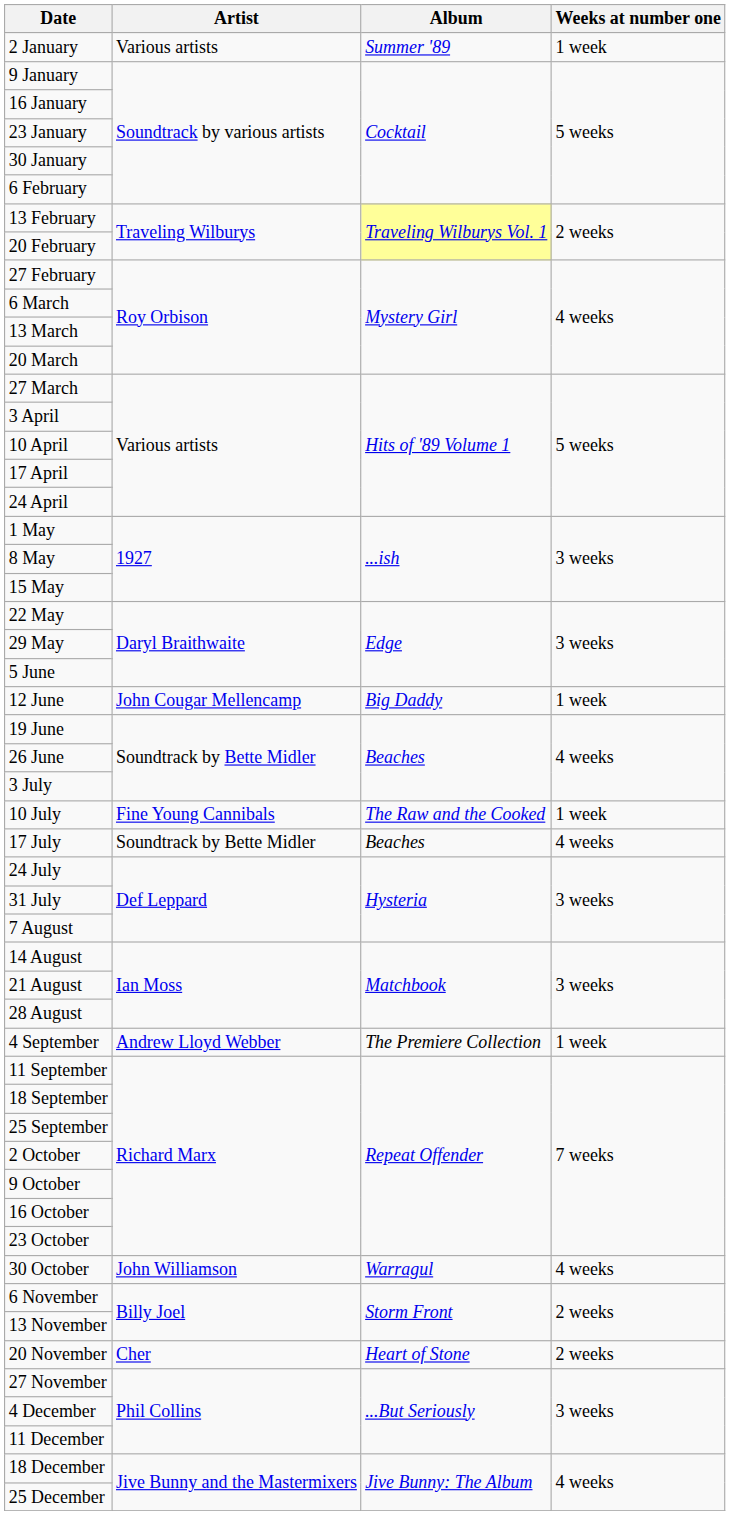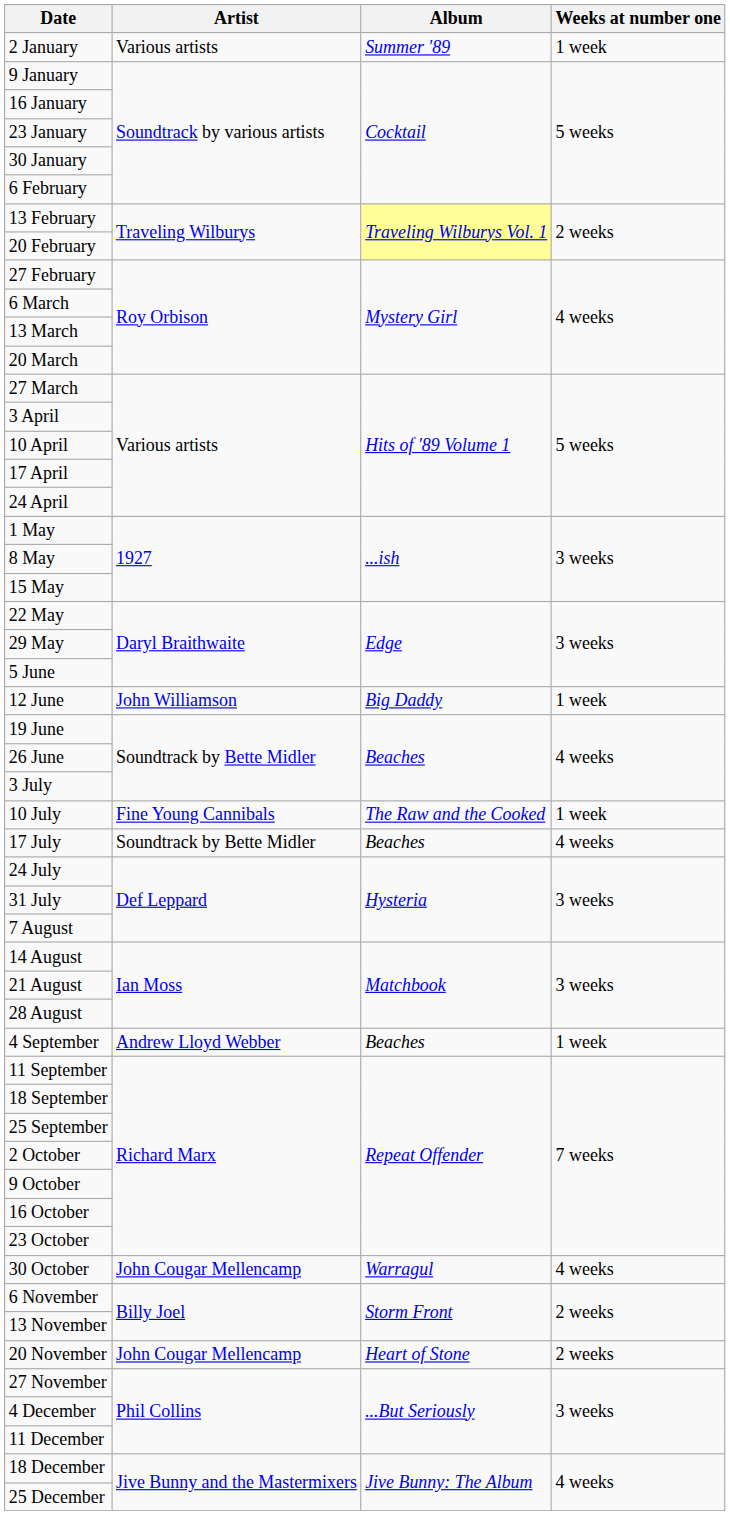(209, 700) John Cougar Mellencamp -> (176, 700) John Williamson
(453, 1041) The Premiere Collection -> (395, 1041) Beaches
(176, 1269) John Williamson -> (209, 1269) John Cougar Mellencamp
(133, 1354) Cher -> (209, 1354) John Cougar Mellencamp
